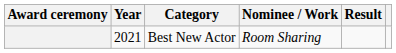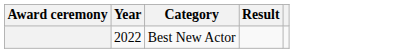- column: (290, 15)
(128, 37) 2021 -> (128, 37) 2022
